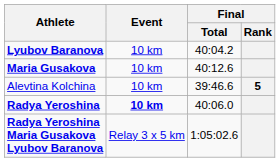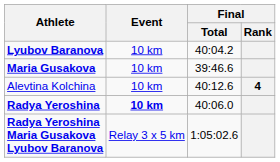(214, 68) 40:12.6 -> (214, 68) 39:46.6
(214, 87) 39:46.6 -> (214, 87) 40:12.6
(258, 87) 5 -> (258, 87) 4
